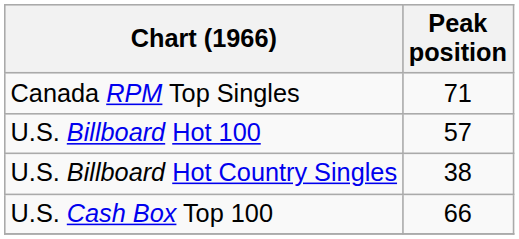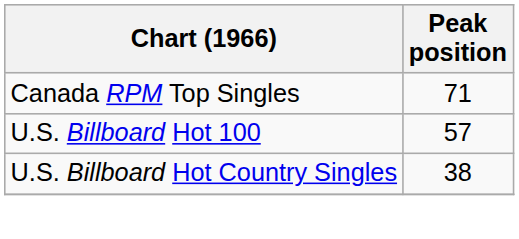- row: (142, 213)
